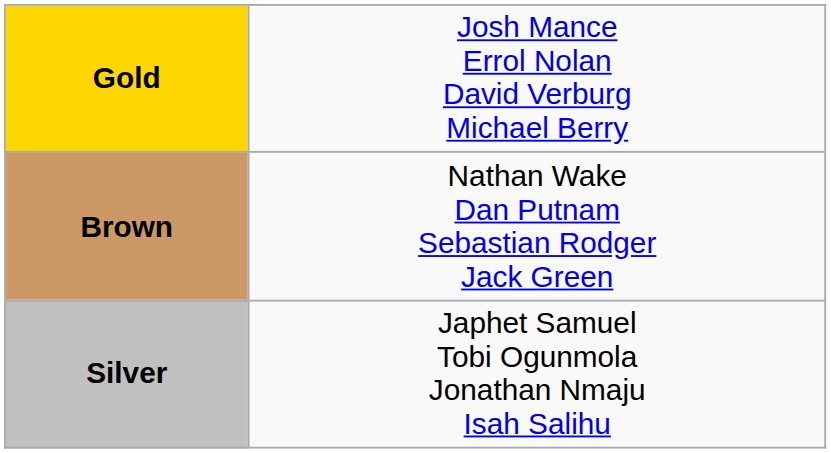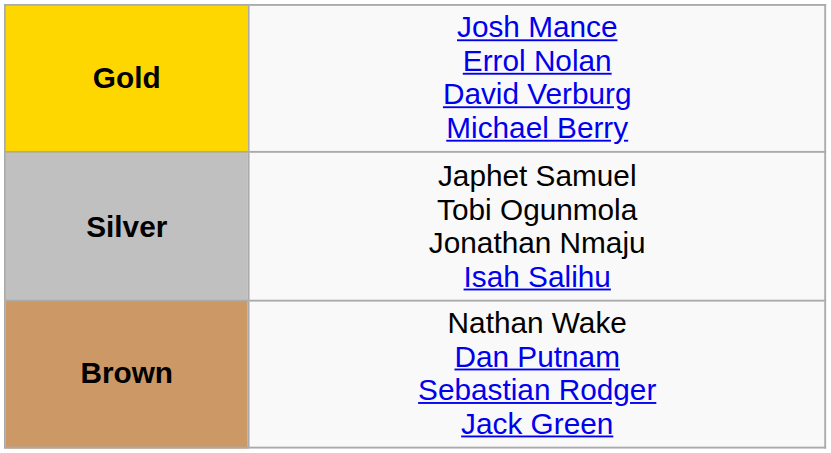rows swapped: (127, 373) <-> (127, 225)
